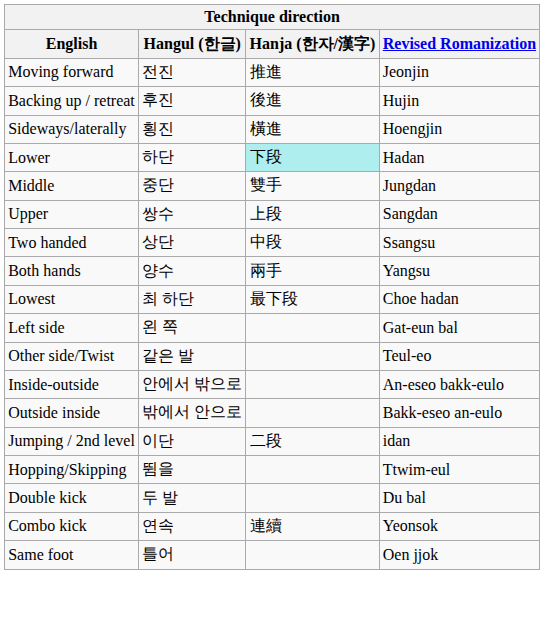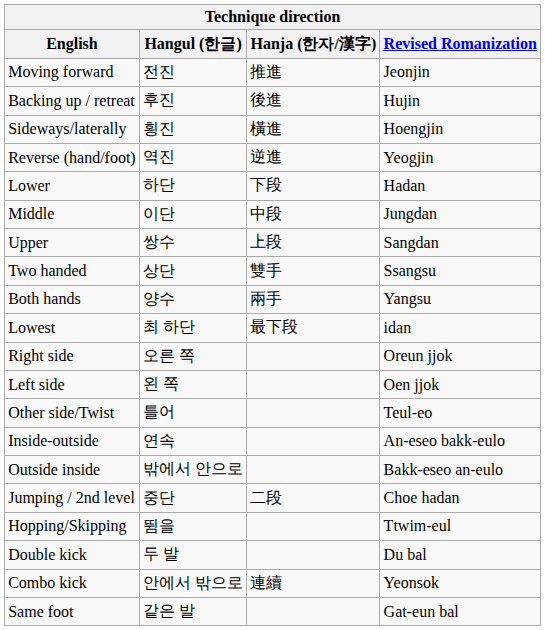+ row: (72, 157)
(266, 157) paleturquoise background -> (266, 185) no background
(158, 185) 중단 -> (159, 213) 이단
(266, 185) 雙手 -> (266, 213) 中段
(266, 242) 中段 -> (266, 270) 雙手
(421, 299) Choe hadan -> (397, 327) idan
+ row: (41, 356)
(420, 327) Gat-eun bal -> (411, 384) Oen jjok
(168, 355) 같은 발 -> (159, 412) 틀어
(192, 384) 안에서 밖으로 -> (159, 440) 연속
(158, 440) 이단 -> (159, 497) 중단
(397, 441) idan -> (422, 498) Choe hadan
(158, 525) 연속 -> (193, 582) 안에서 밖으로
(158, 554) 틀어 -> (169, 611) 같은 발
(411, 554) Oen jjok -> (421, 611) Gat-eun bal
